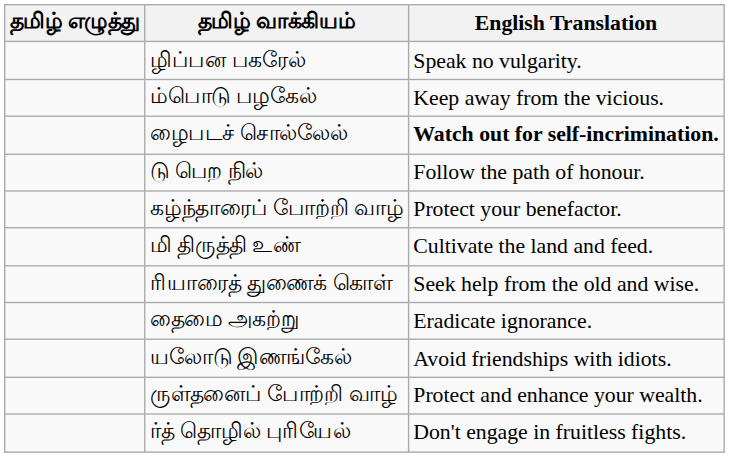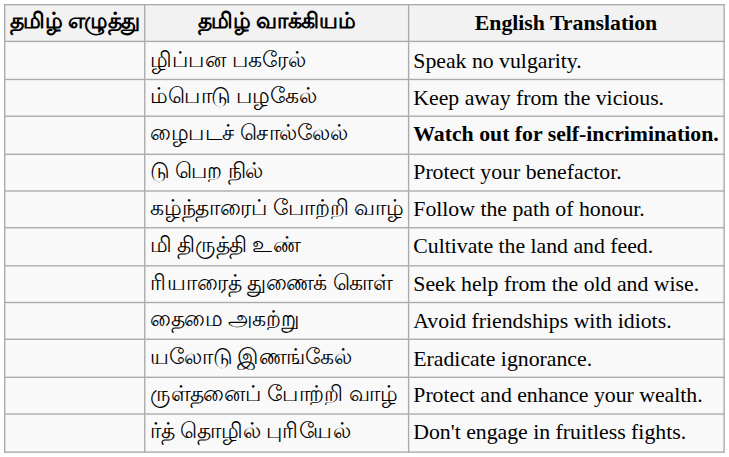(529, 172) Follow the path of honour. -> (518, 172) Protect your benefactor.
(518, 209) Protect your benefactor. -> (529, 209) Follow the path of honour.
(503, 320) Eradicate ignorance. -> (542, 320) Avoid friendships with idiots.
(542, 358) Avoid friendships with idiots. -> (503, 358) Eradicate ignorance.
